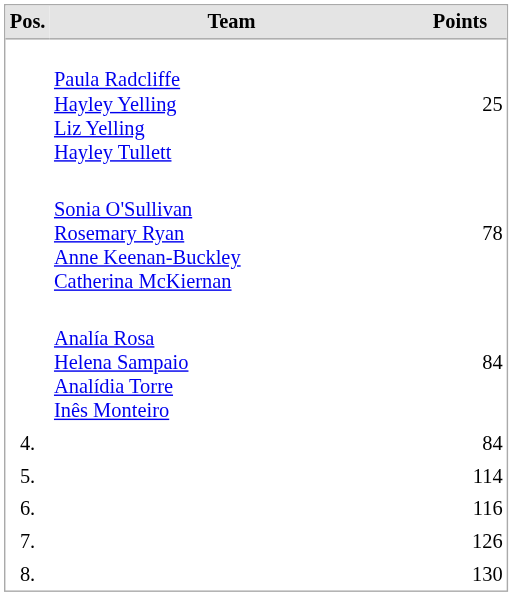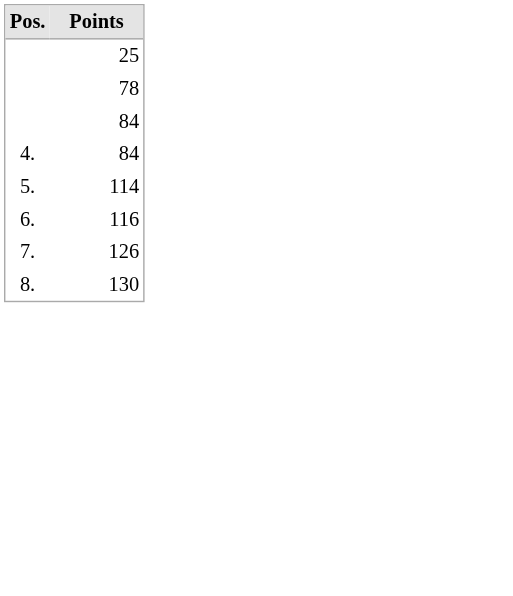- column: (231, 21)
